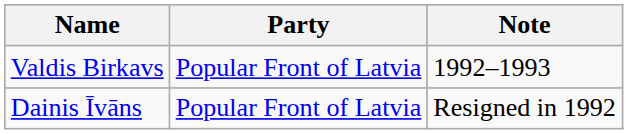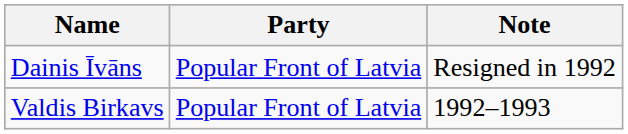rows swapped: (76, 107) <-> (87, 66)
